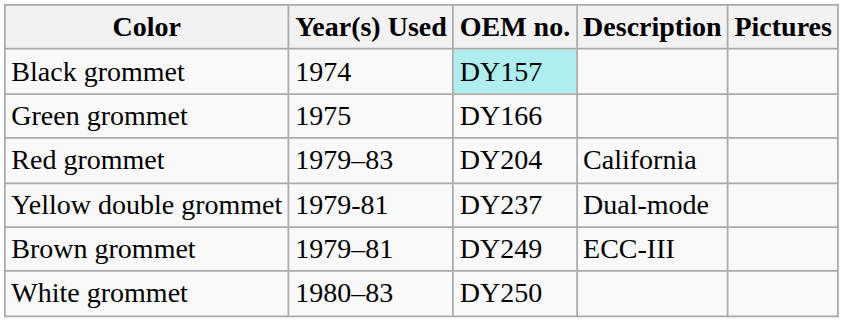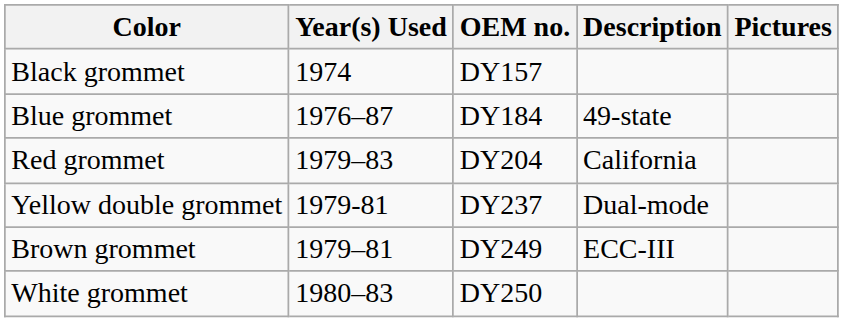(501, 71) paleturquoise background -> (501, 71) no background
- row: (100, 115)
+ row: (92, 115)
